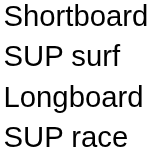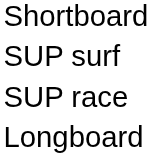rows swapped: (66, 137) <-> (74, 97)
